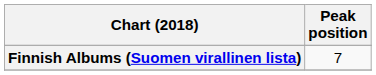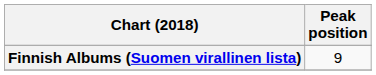(338, 57) 7 -> (338, 57) 9
